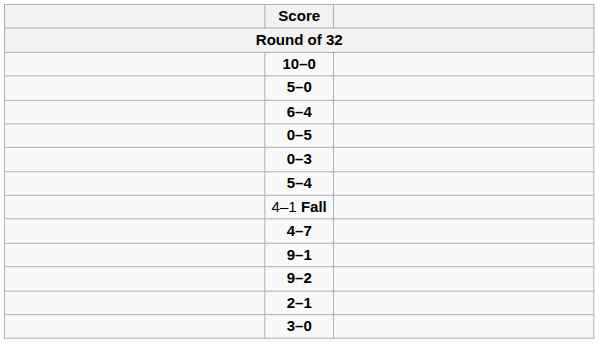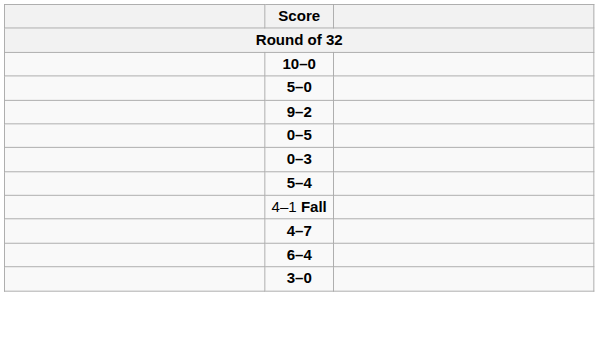rows swapped: (299, 111) <-> (299, 278)
- row: (299, 254)
- row: (299, 302)
